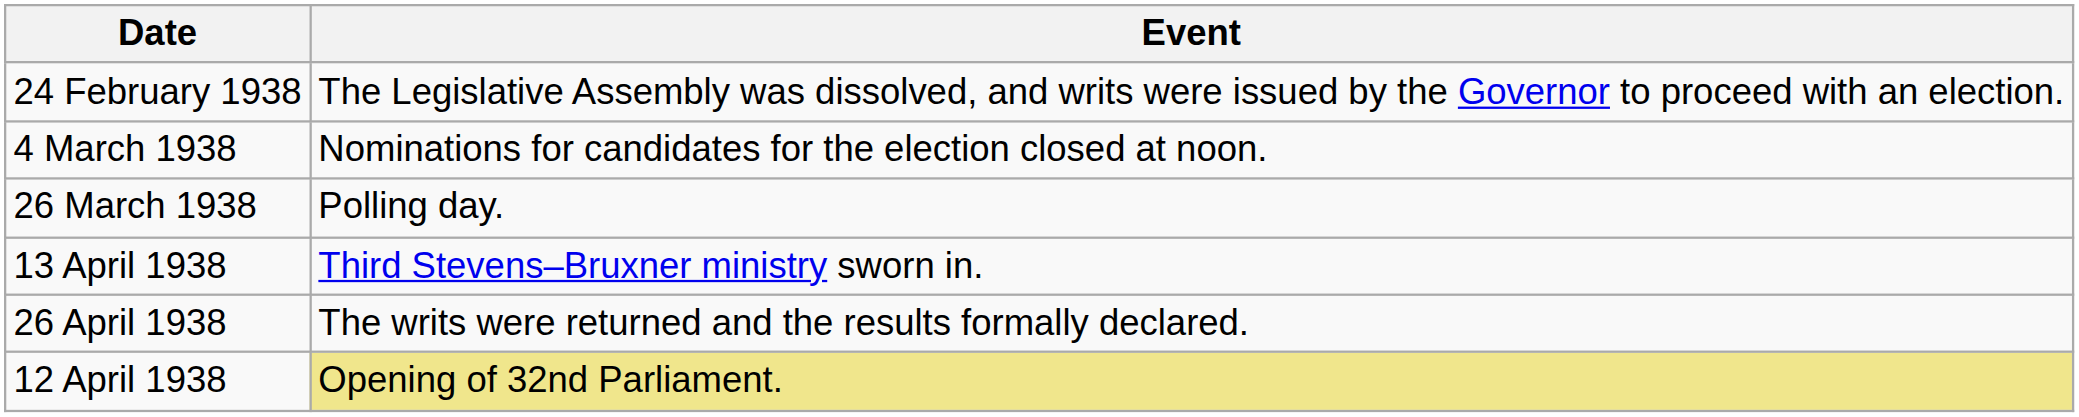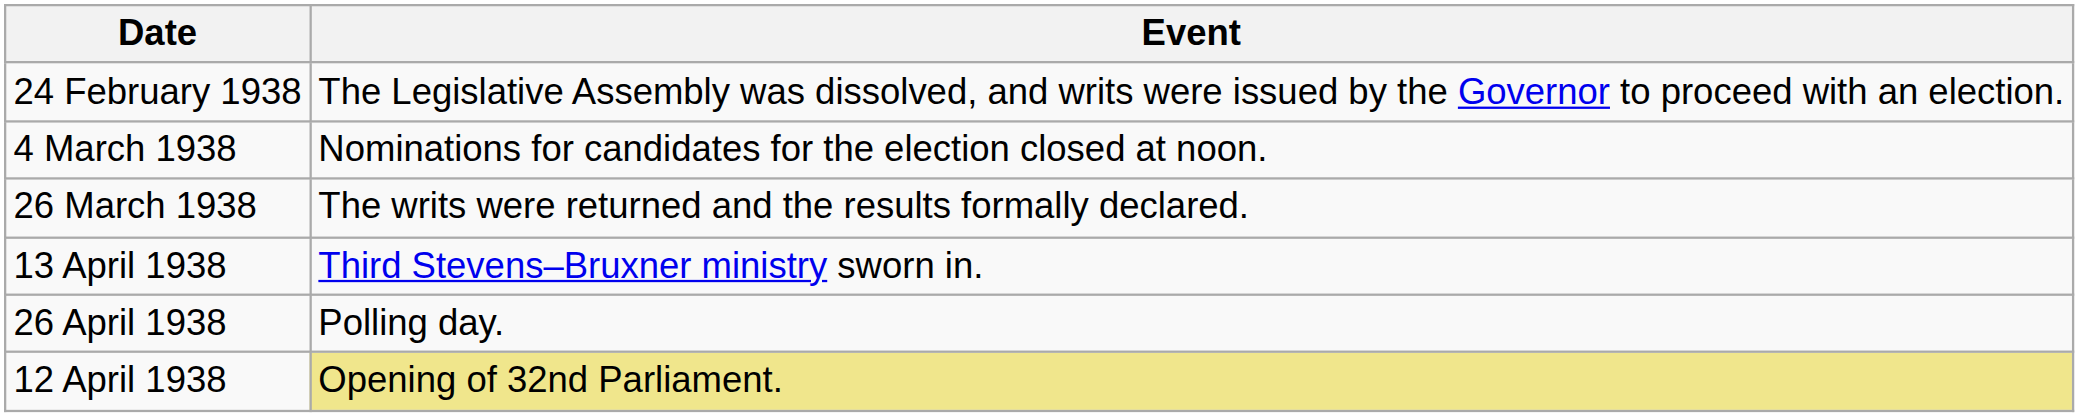(411, 206) Polling day. -> (784, 206) The writs were returned and the results formally declared.
(784, 322) The writs were returned and the results formally declared. -> (411, 322) Polling day.
